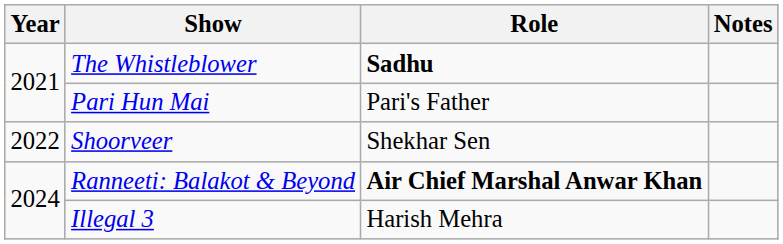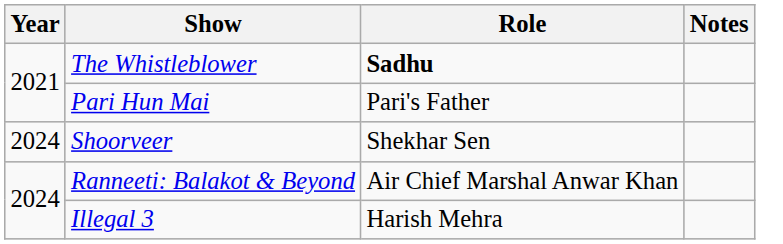(35, 141) 2022 -> (35, 141) 2024
(534, 180) bold -> (522, 180) normal
